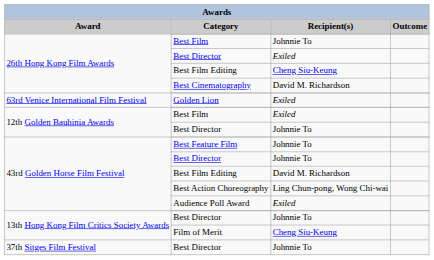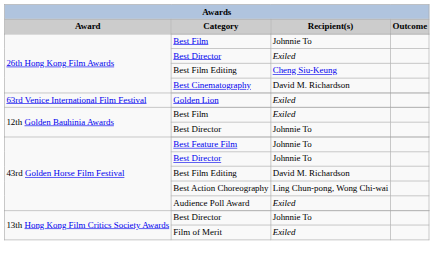(305, 233) Cheng Siu-Keung -> (284, 233) Exiled
- row: (51, 247)
